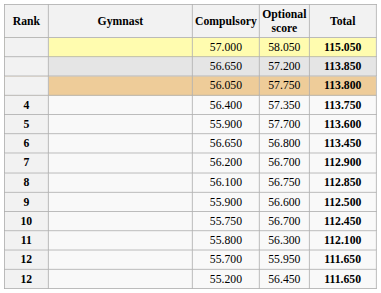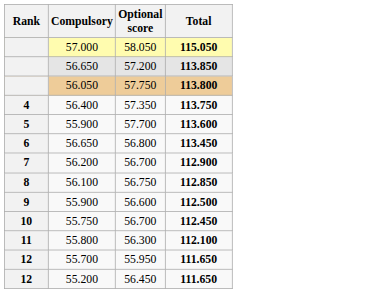- column: (120, 21)
